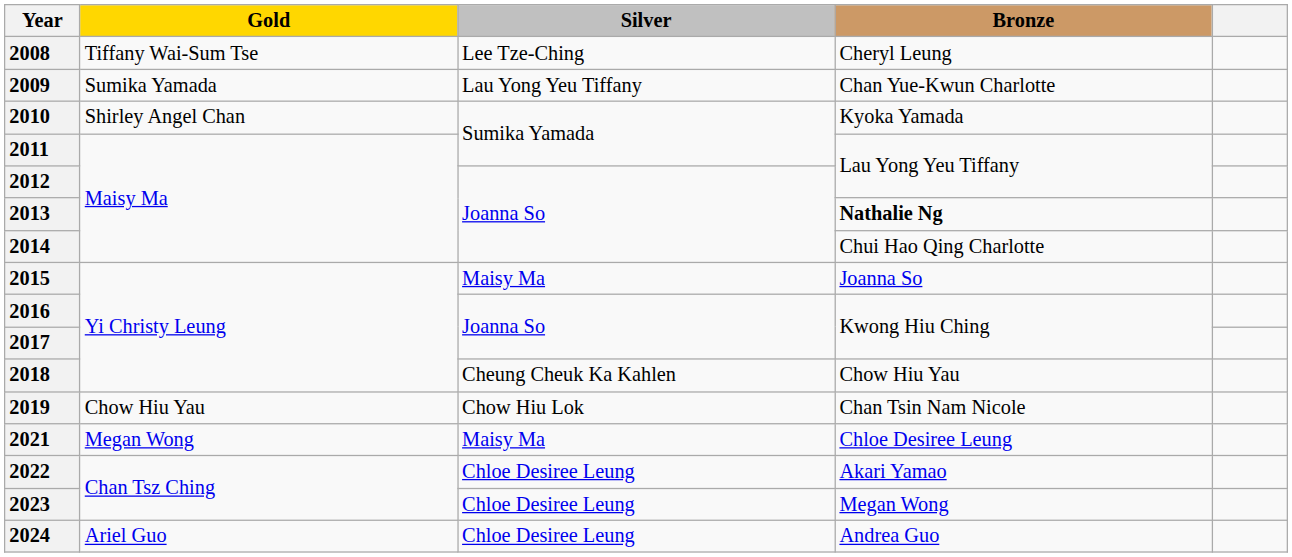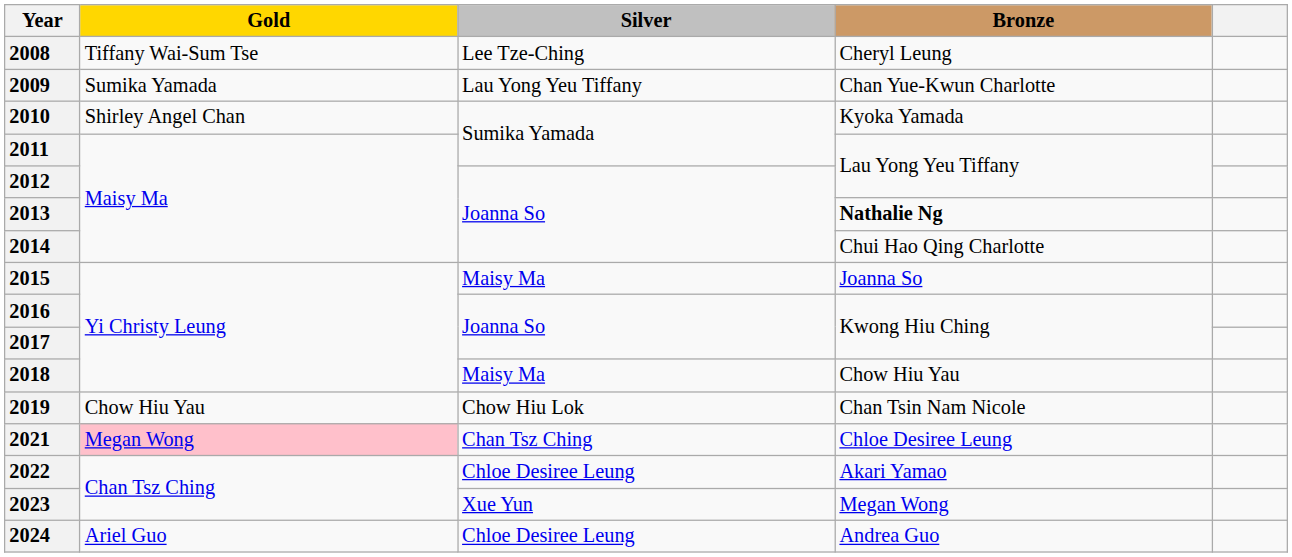(569, 375) Cheung Cheuk Ka Kahlen -> (504, 375) Maisy Ma
(139, 439) no background -> (139, 439) pink background
(504, 439) Maisy Ma -> (527, 439) Chan Tsz Ching
(548, 504) Chloe Desiree Leung -> (498, 504) Xue Yun
